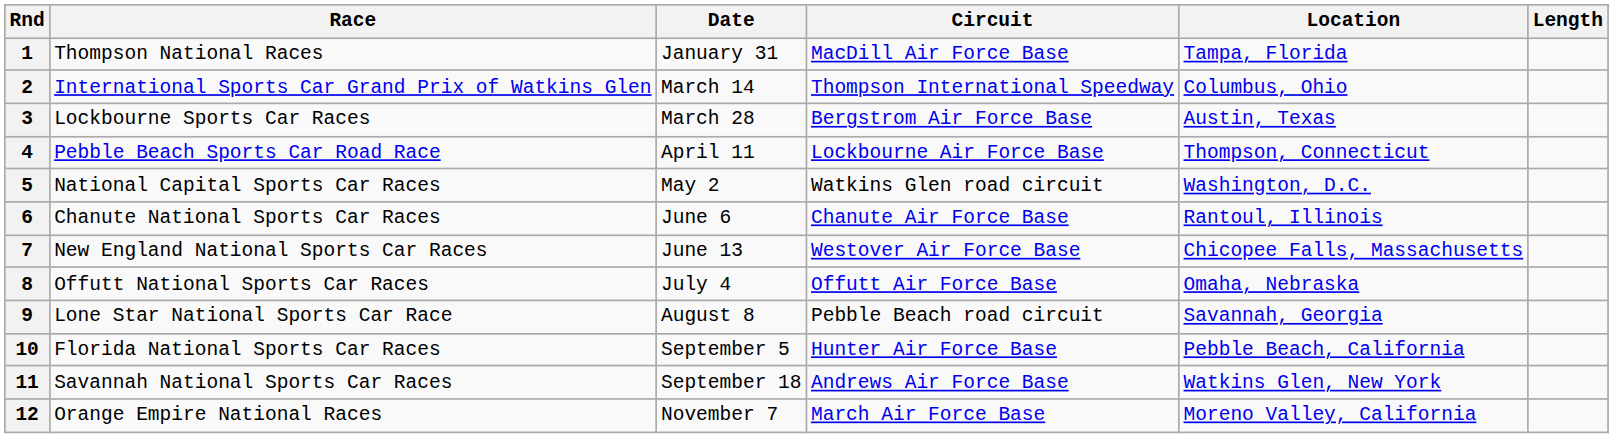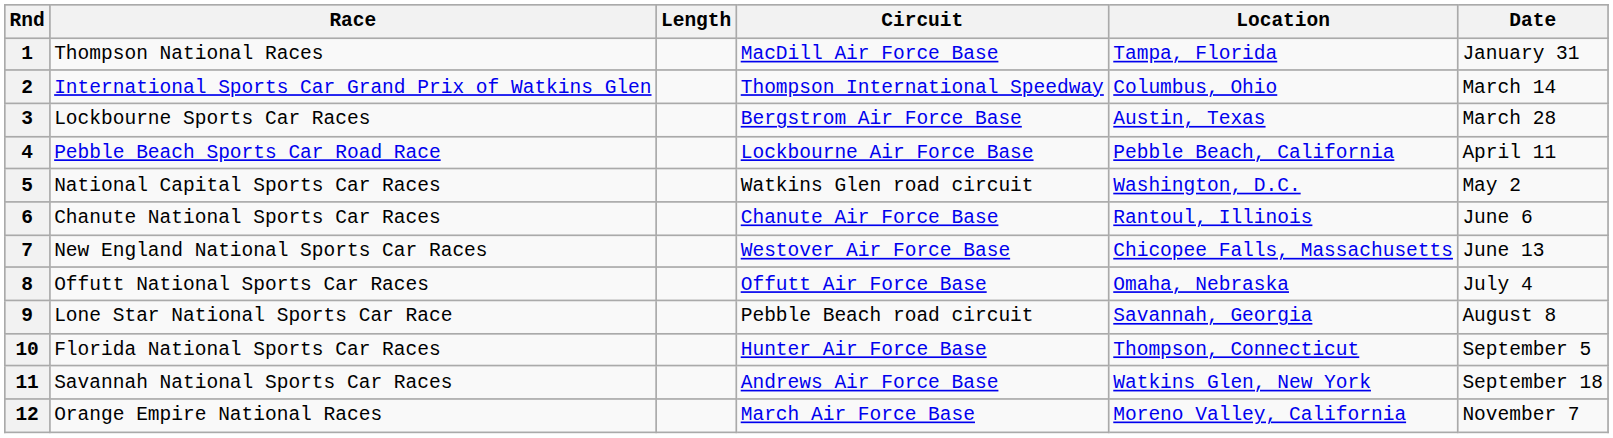columns swapped: (1568, 21) <-> (731, 21)
(1307, 152) Thompson, Connecticut -> (1254, 152) Pebble Beach, California
(1324, 349) Pebble Beach, California -> (1236, 349) Thompson, Connecticut
